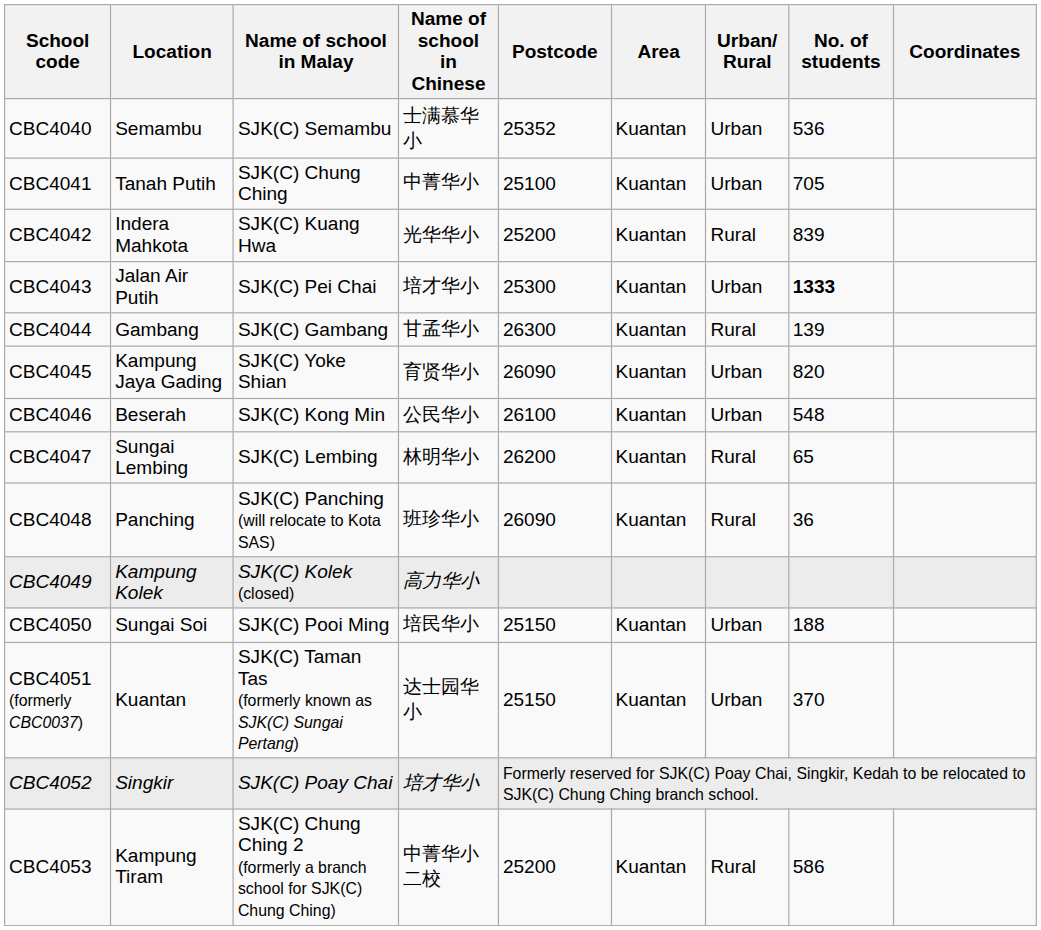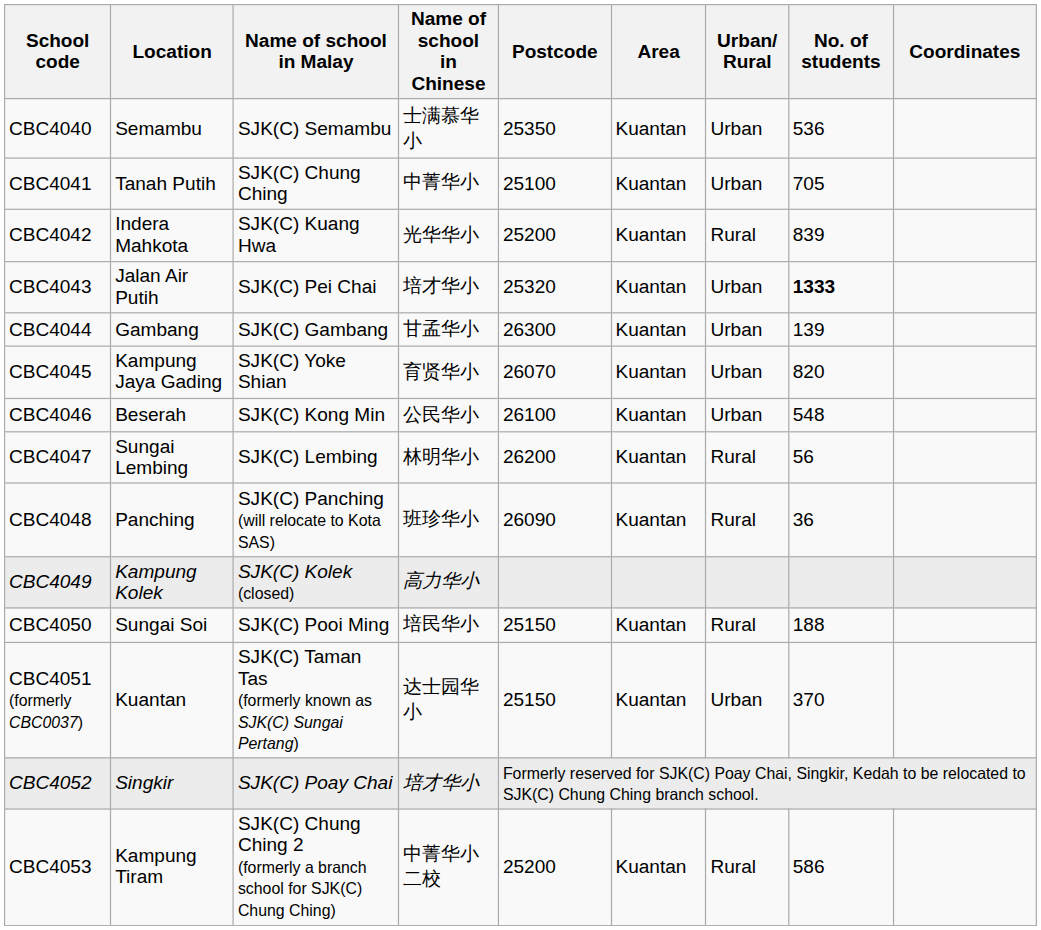(529, 128) 25352 -> (529, 128) 25350
(529, 286) 25300 -> (529, 286) 25320
(733, 329) Rural -> (736, 329) Urban
(529, 372) 26090 -> (529, 372) 26070
(803, 457) 65 -> (803, 457) 56
(736, 624) Urban -> (733, 624) Rural
